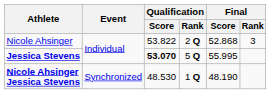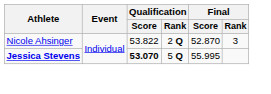(223, 41) 52.868 -> (206, 41) 52.870
- row: (43, 77)
